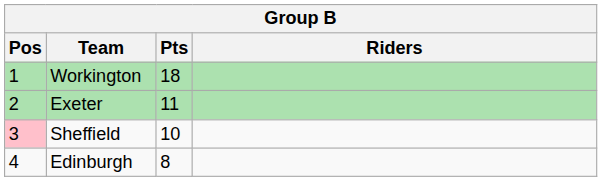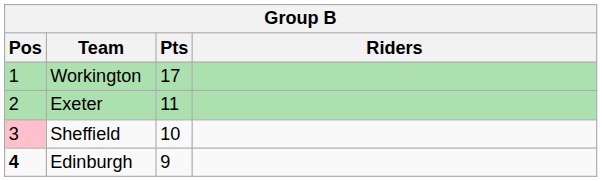(170, 76) 18 -> (170, 76) 17
(14, 162) normal -> (14, 162) bold
(165, 162) 8 -> (165, 162) 9
